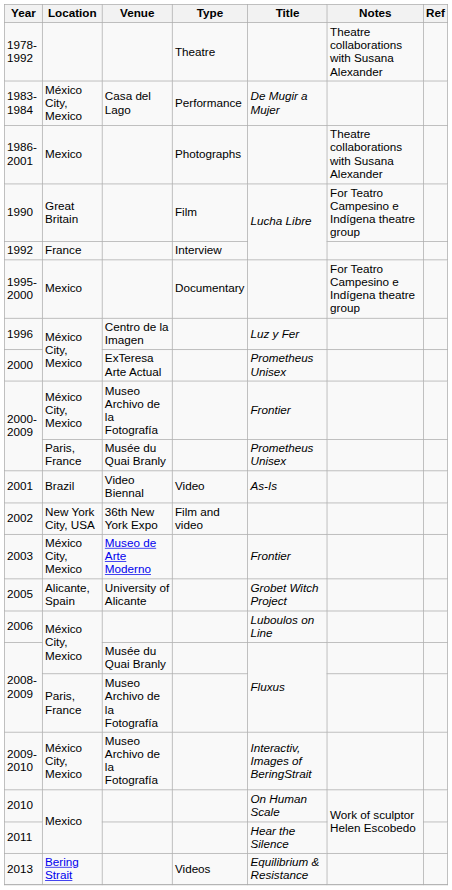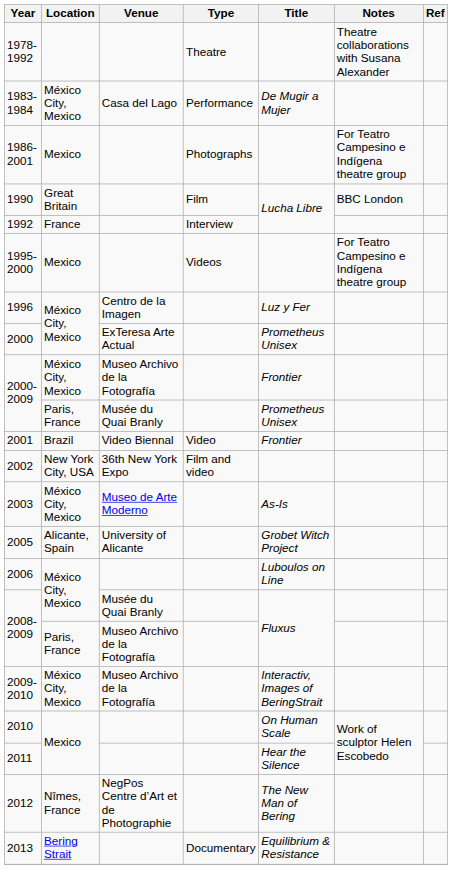(366, 154) Theatre collaborations with Susana Alexander -> (371, 154) For Teatro Campesino e Indígena theatre group
(373, 212) For Teatro Campesino e Indígena theatre group -> (370, 199) BBC London
(210, 289) Documentary -> (204, 262) Videos
(264, 486) As-Is -> (281, 440) Frontier
(271, 556) Frontier -> (275, 504) As-Is
+ row: (20, 803)
(193, 869) Videos -> (221, 848) Documentary
